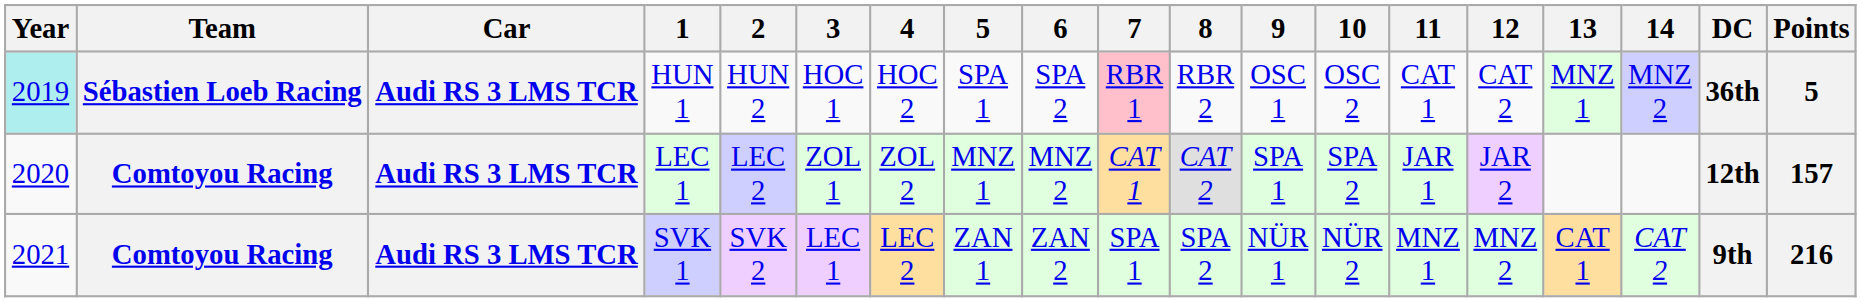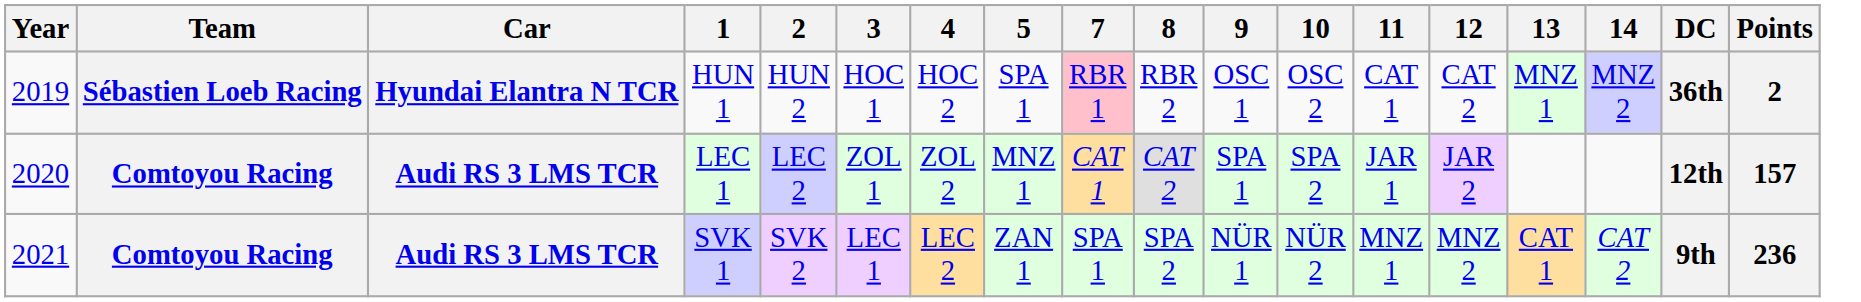- column: (1060, 27)
(41, 91) paleturquoise background -> (41, 91) no background
(507, 91) Audi RS 3 LMS TCR -> (527, 91) Hyundai Elantra N TCR
(1811, 91) 5 -> (1775, 91) 2
(1811, 254) 216 -> (1775, 254) 236
